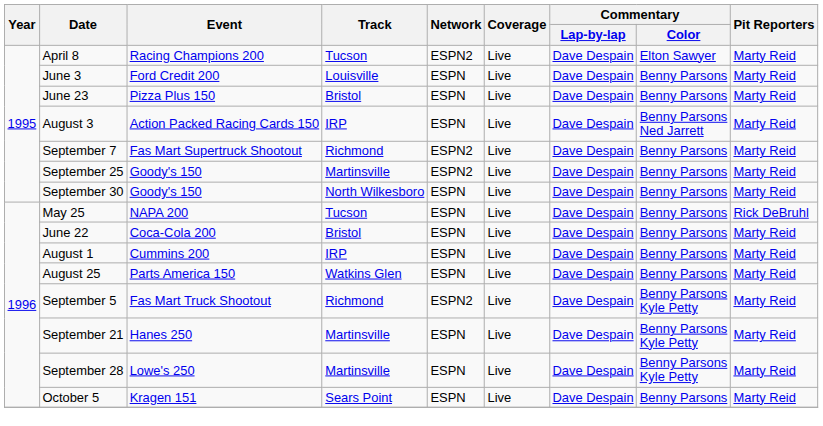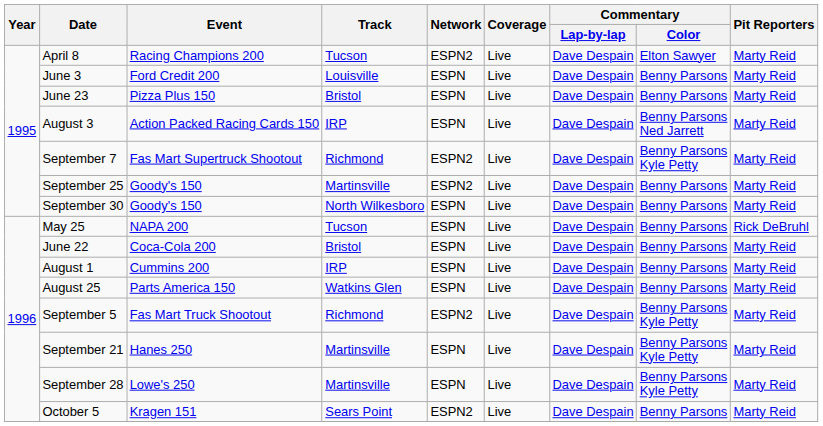(684, 151) Benny Parsons -> (684, 158) Benny Parsons Kyle Petty
(448, 397) ESPN -> (452, 411) ESPN2
